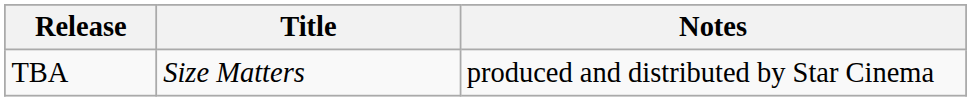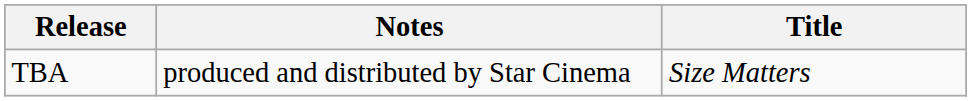columns swapped: (308, 27) <-> (713, 27)
